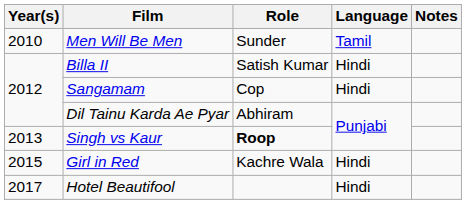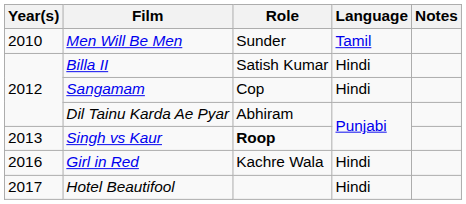(25, 162) 2015 -> (25, 162) 2016
